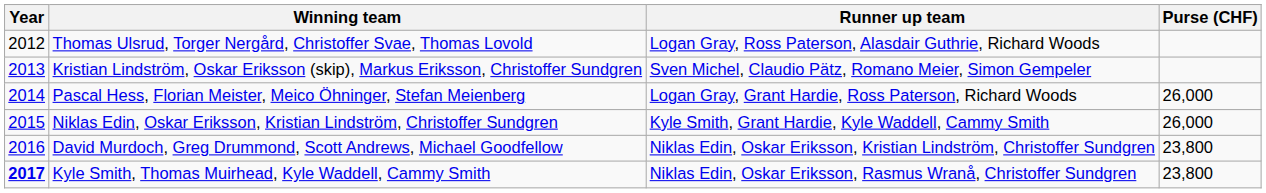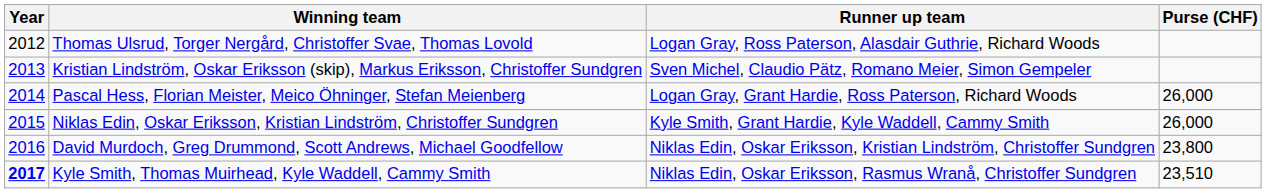(1188, 174) 23,800 -> (1188, 174) 23,510
